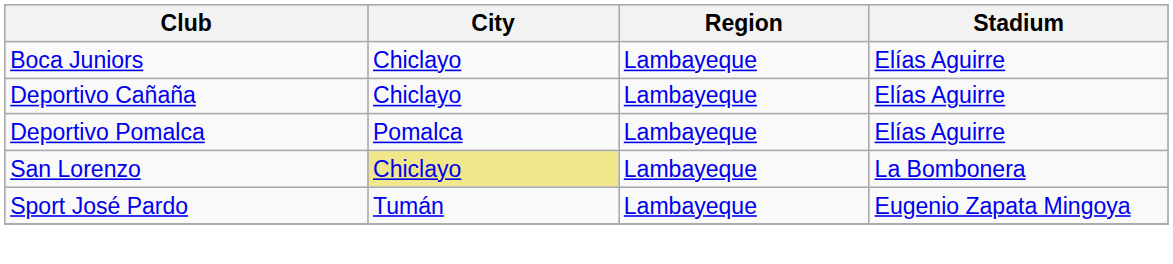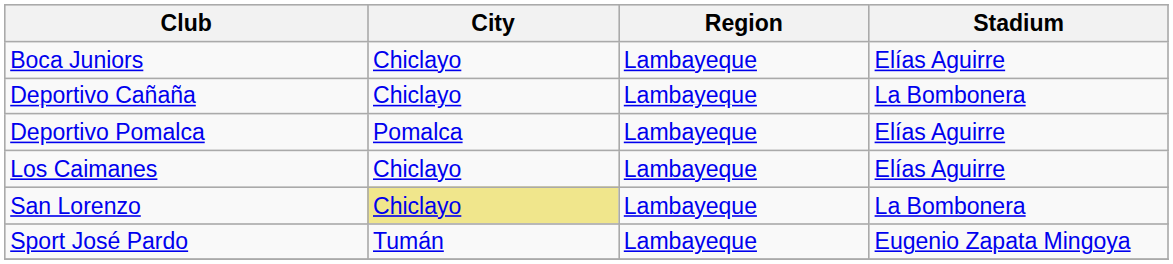(940, 96) Elías Aguirre -> (950, 96) La Bombonera
+ row: (84, 169)
